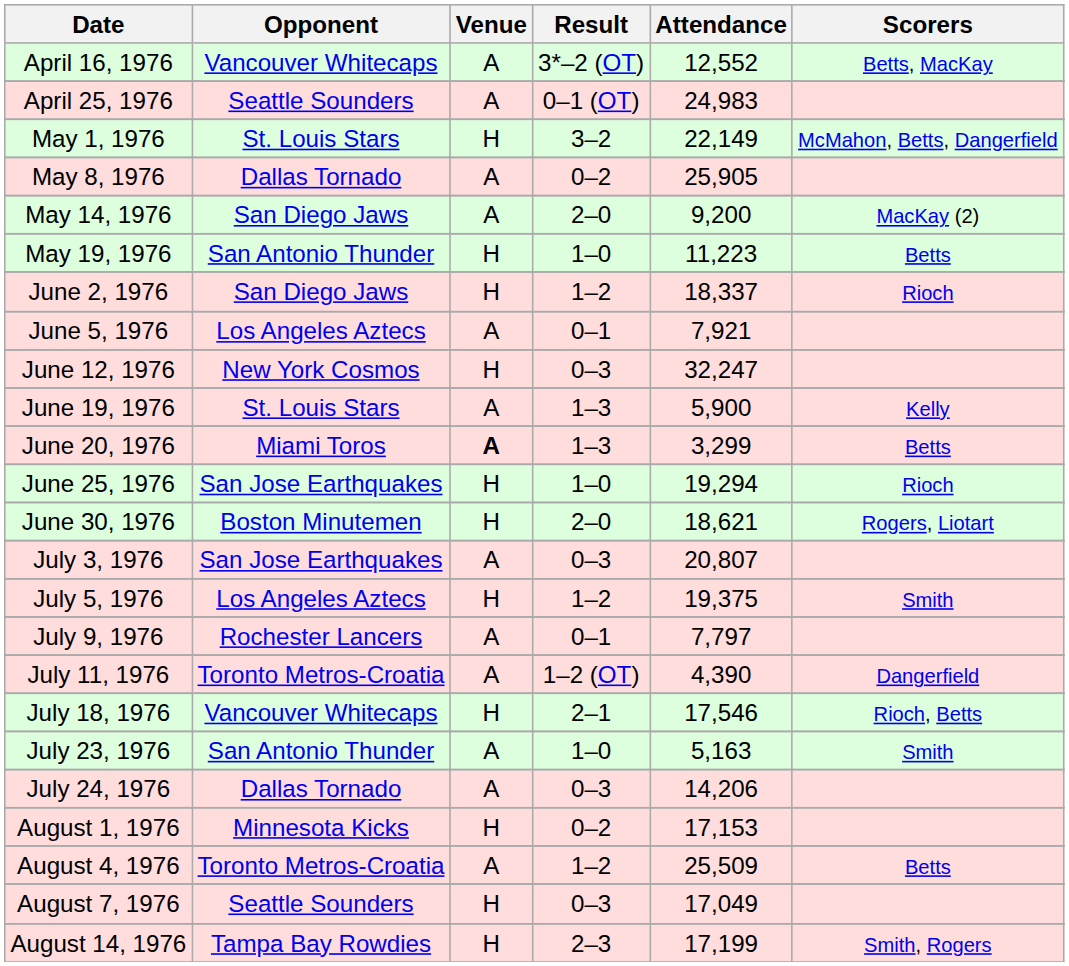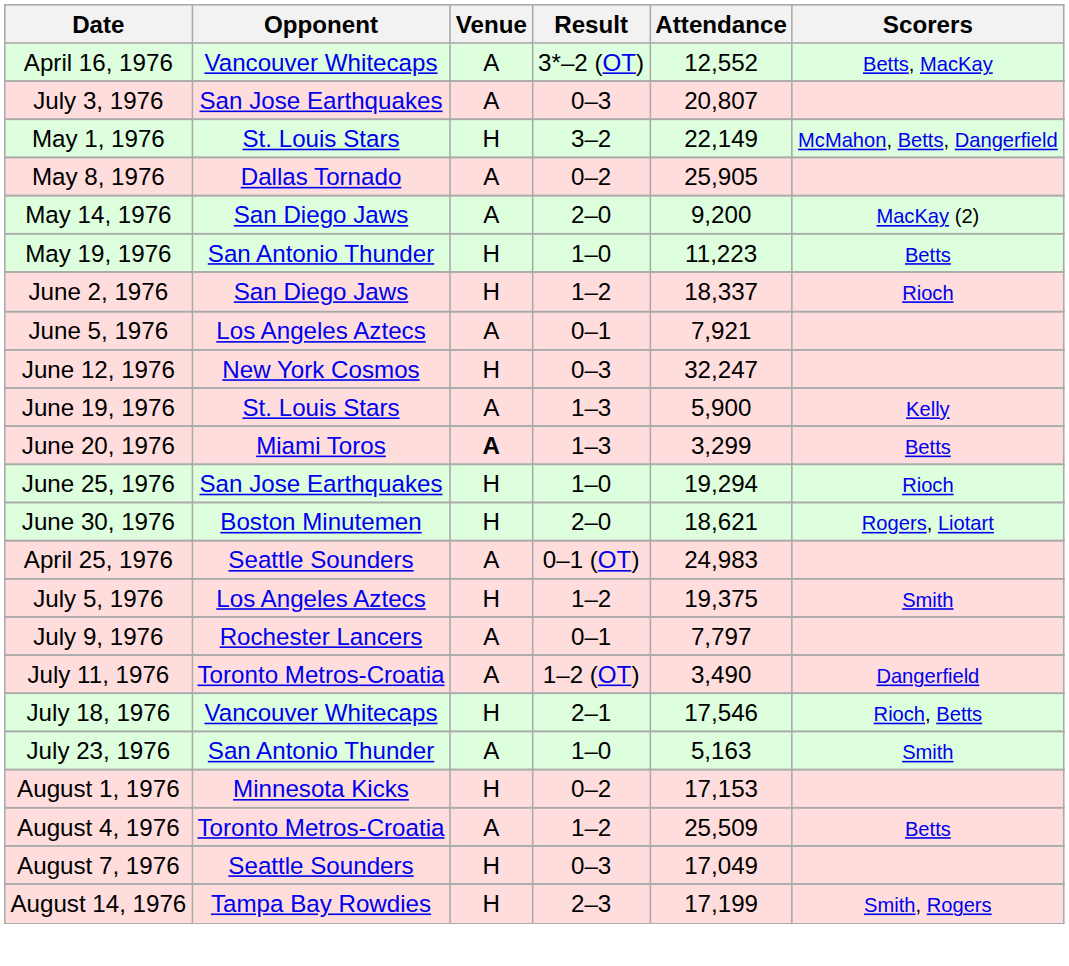rows swapped: (98, 101) <-> (98, 560)
(721, 675) 4,390 -> (721, 675) 3,490
- row: (98, 789)
